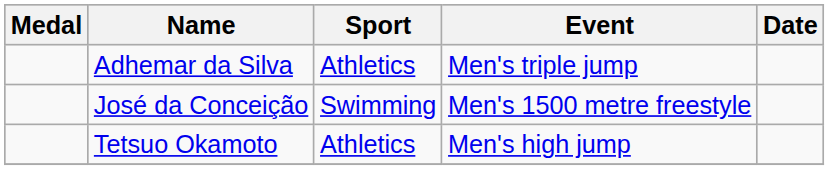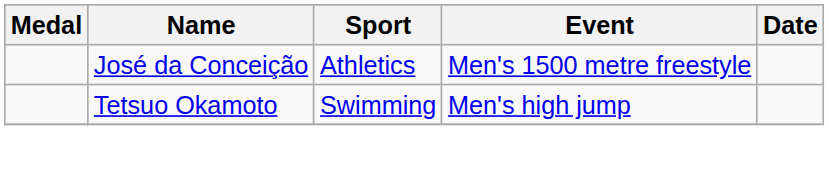- row: (193, 65)
(378, 105) Swimming -> (368, 65) Athletics
(368, 145) Athletics -> (378, 105) Swimming
